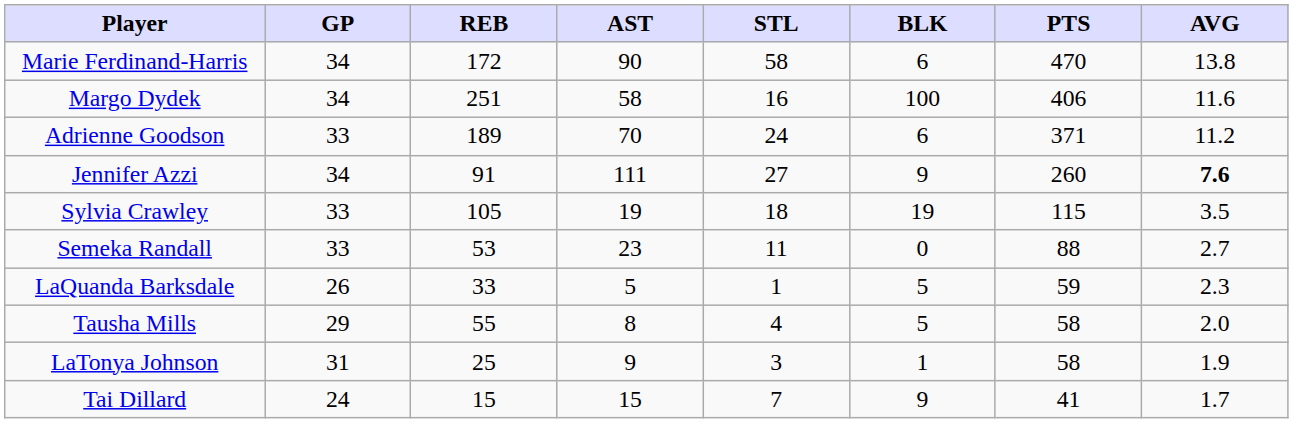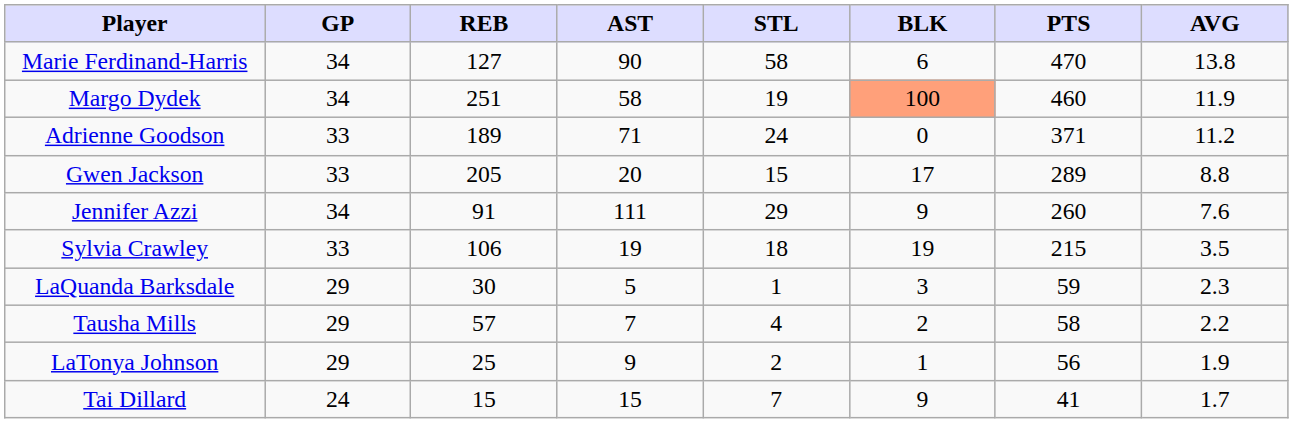(484, 60) 172 -> (484, 60) 127
(776, 98) 16 -> (776, 98) 19
(922, 98) no background -> (922, 98) lightsalmon background
(1069, 98) 406 -> (1069, 98) 460
(1215, 98) 11.6 -> (1215, 98) 11.9
(630, 135) 70 -> (630, 135) 71
(922, 135) 6 -> (922, 135) 0
+ row: (135, 173)
(776, 173) 27 -> (776, 211) 29
(1215, 173) bold -> (1215, 211) normal
(484, 211) 105 -> (484, 248) 106
(1069, 211) 115 -> (1069, 248) 215
- row: (135, 248)
(338, 286) 26 -> (338, 286) 29
(484, 286) 33 -> (484, 286) 30
(922, 286) 5 -> (922, 286) 3
(484, 323) 55 -> (484, 323) 57
(630, 323) 8 -> (630, 323) 7
(922, 323) 5 -> (922, 323) 2
(1215, 323) 2.0 -> (1215, 323) 2.2
(338, 361) 31 -> (338, 361) 29
(776, 361) 3 -> (776, 361) 2
(1069, 361) 58 -> (1069, 361) 56
